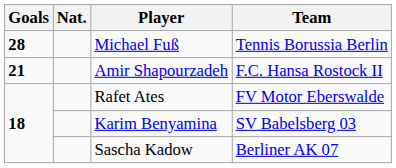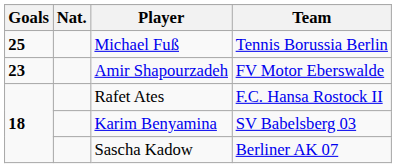(17, 44) 28 -> (17, 44) 25
(17, 70) 21 -> (17, 70) 23
(309, 70) F.C. Hansa Rostock II -> (310, 70) FV Motor Eberswalde
(310, 96) FV Motor Eberswalde -> (309, 96) F.C. Hansa Rostock II
